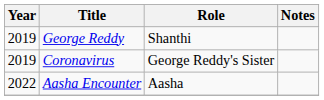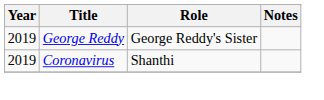(170, 38) Shanthi -> (194, 38) George Reddy's Sister
(211, 60) George Reddy's Sister -> (152, 60) Shanthi
- row: (92, 83)
